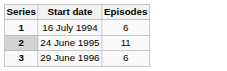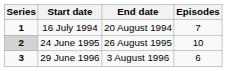+ column: (138, 12)
(126, 27) 6 -> (198, 27) 7
(126, 43) 11 -> (198, 43) 10
